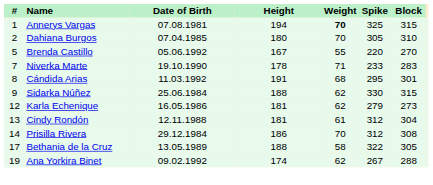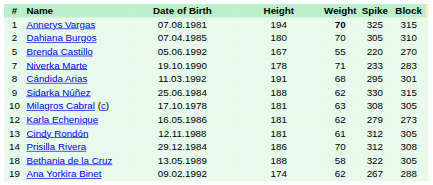+ row: (68, 106)
(409, 120) 304 -> (409, 133) 305
(15, 147) 17 -> (15, 160) 18
